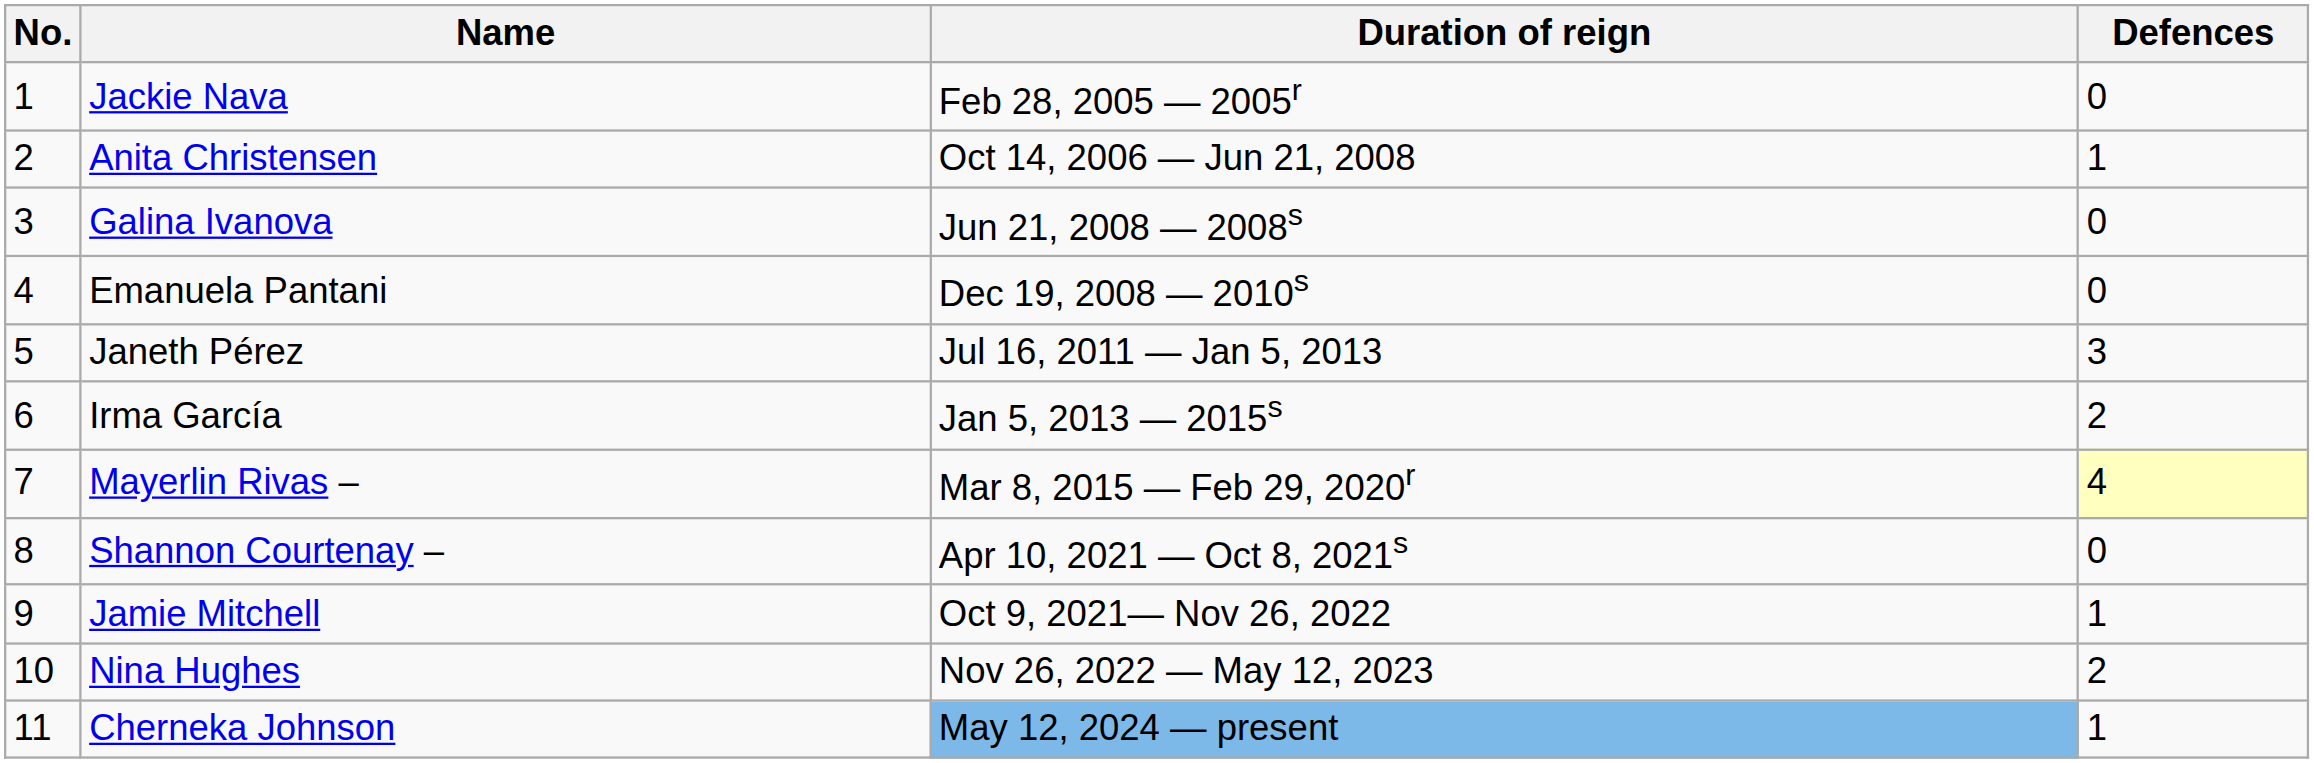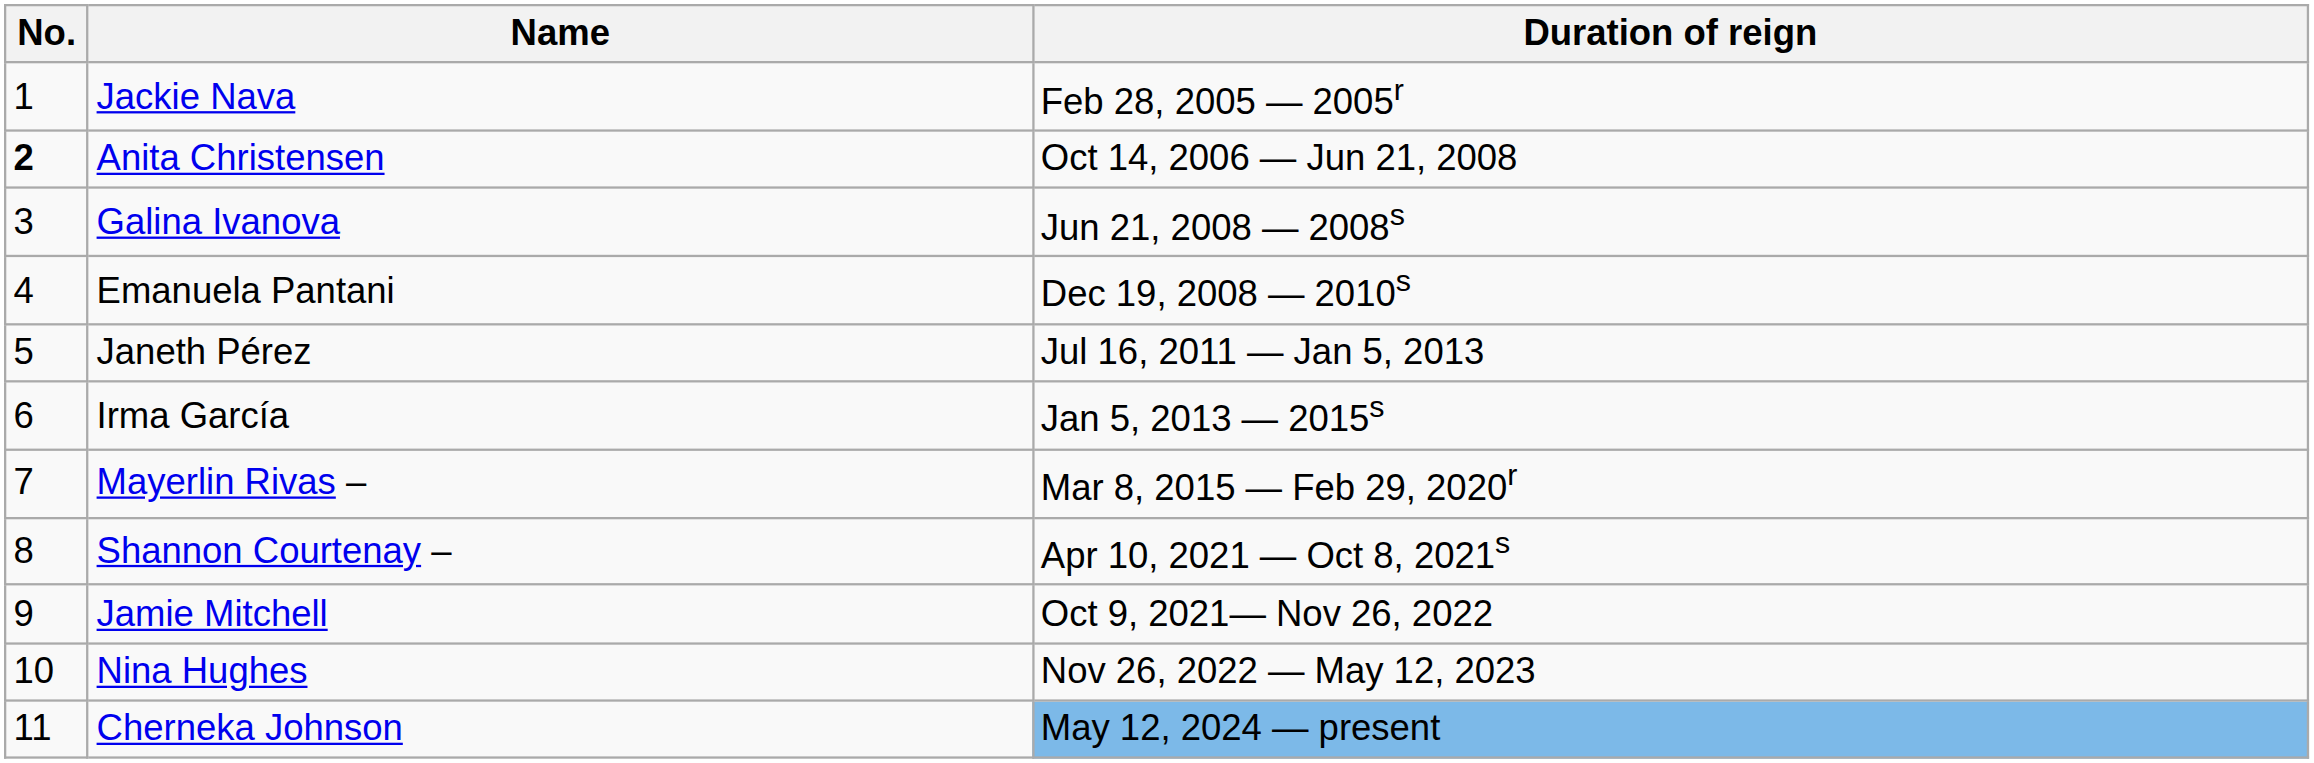- column: (2193, 33)
(24, 159) normal -> (24, 159) bold
